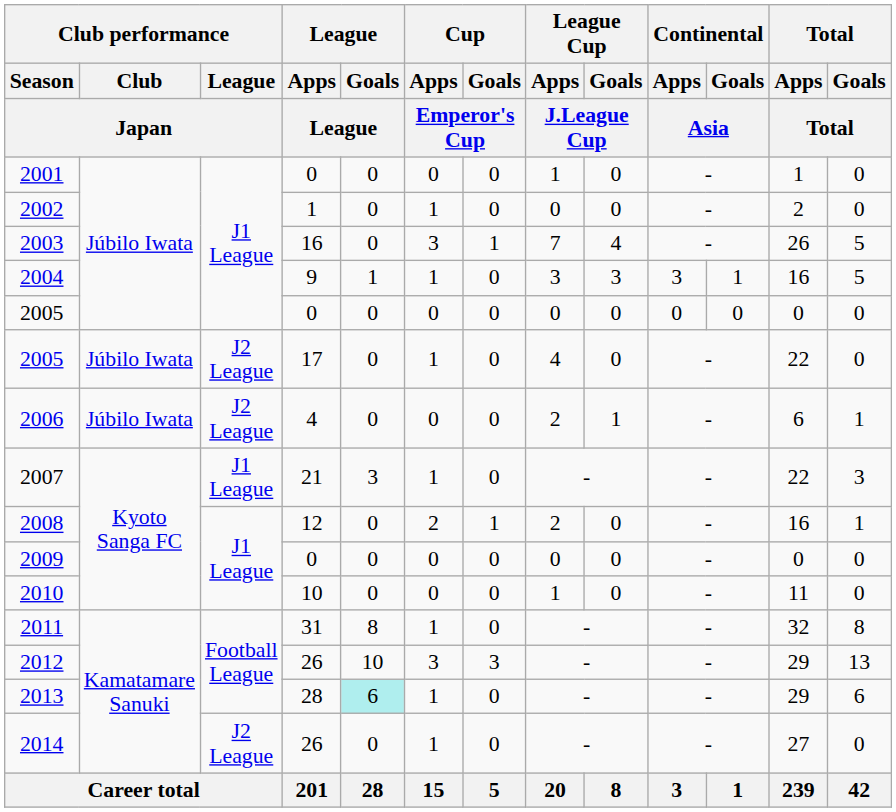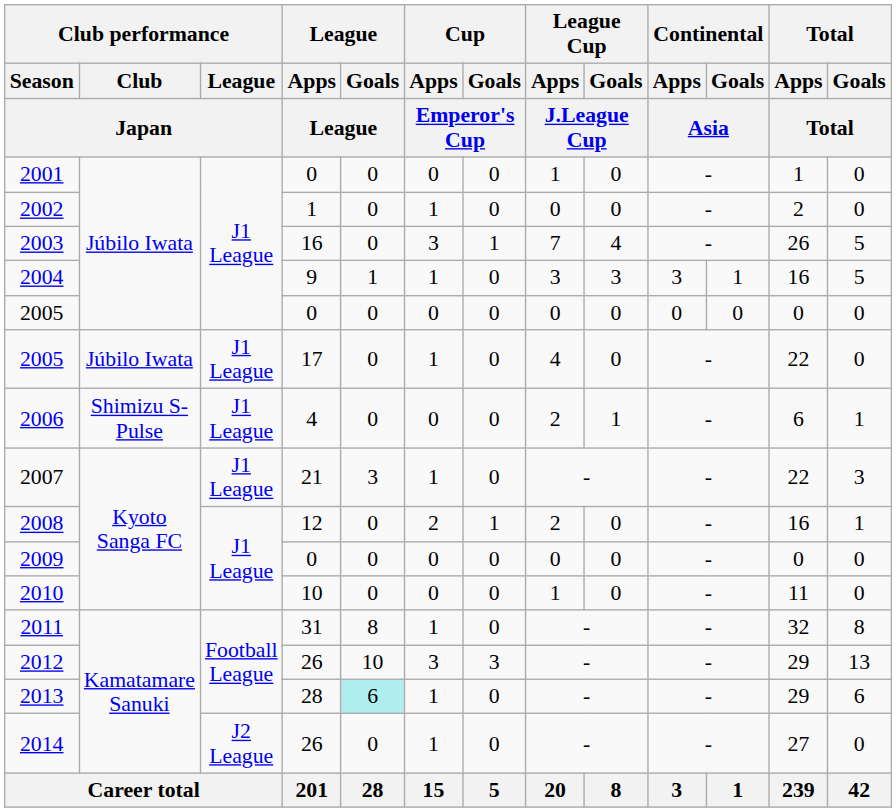(241, 359) J2 League -> (241, 359) J1 League
(139, 418) Júbilo Iwata -> (139, 418) Shimizu S-Pulse
(241, 418) J2 League -> (241, 418) J1 League
